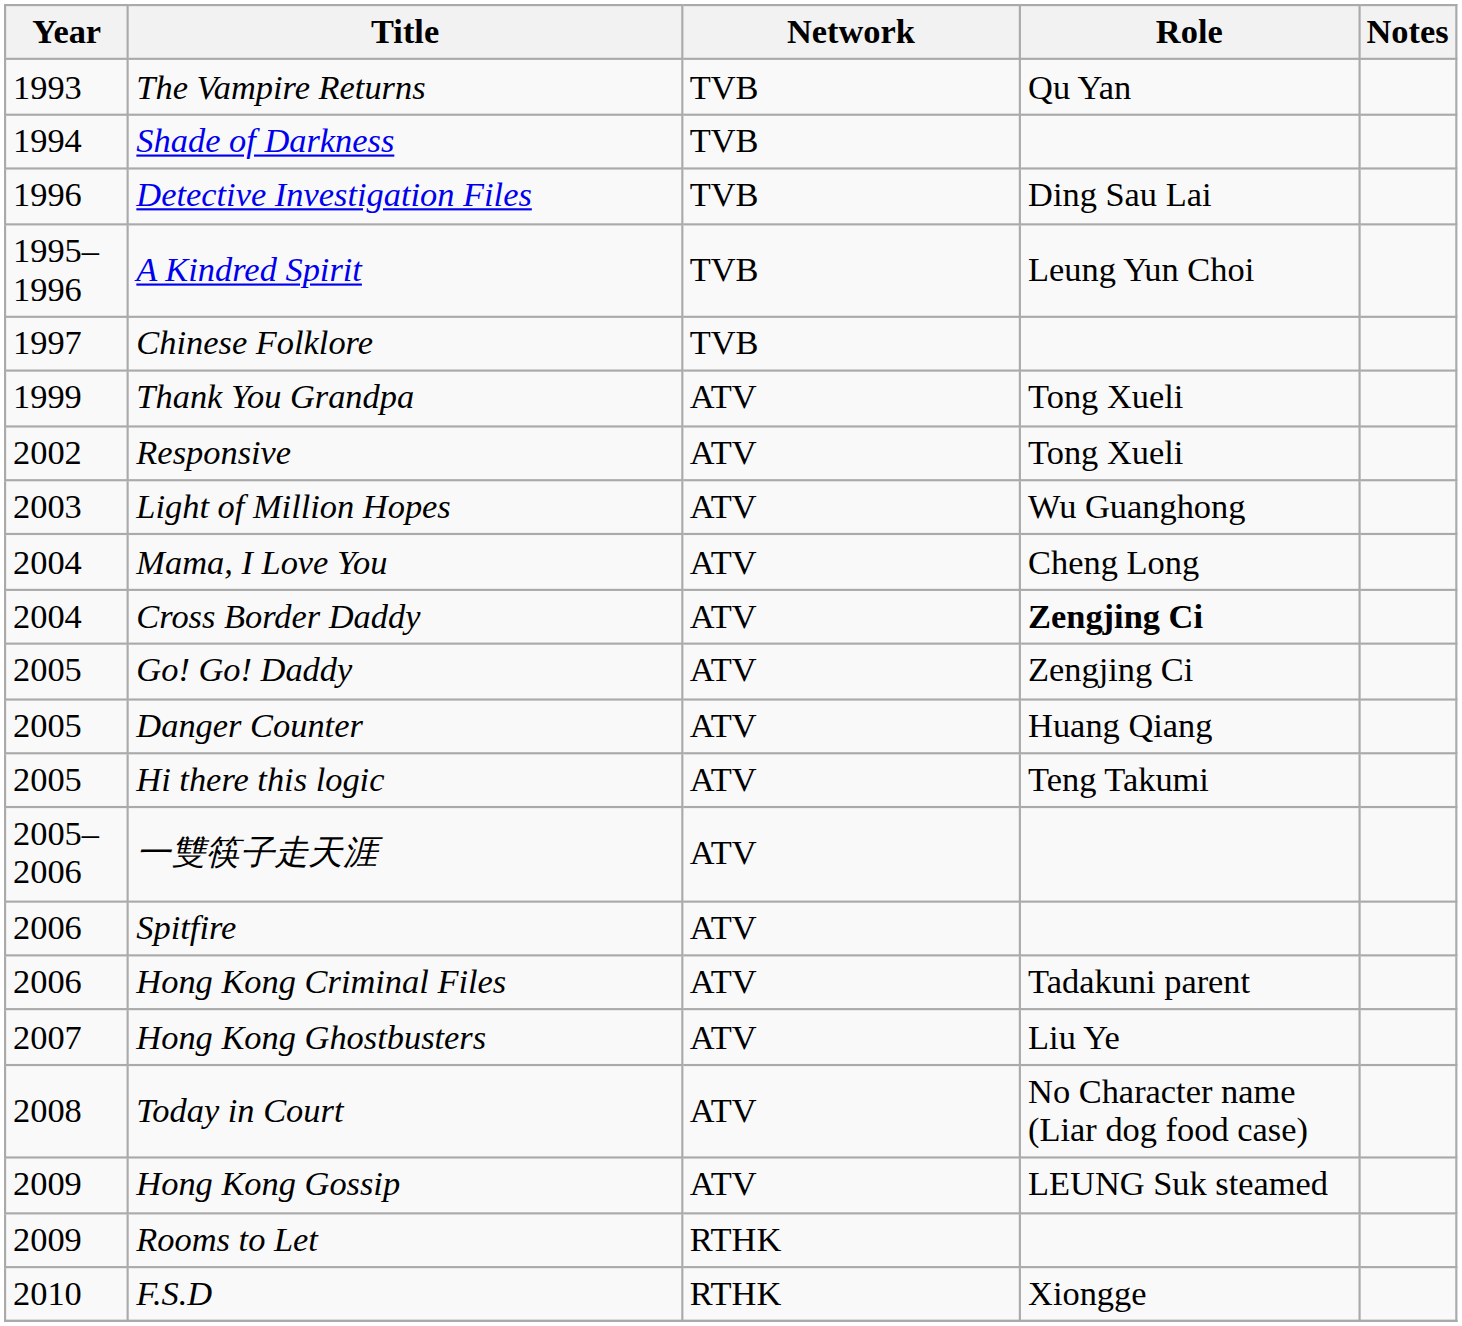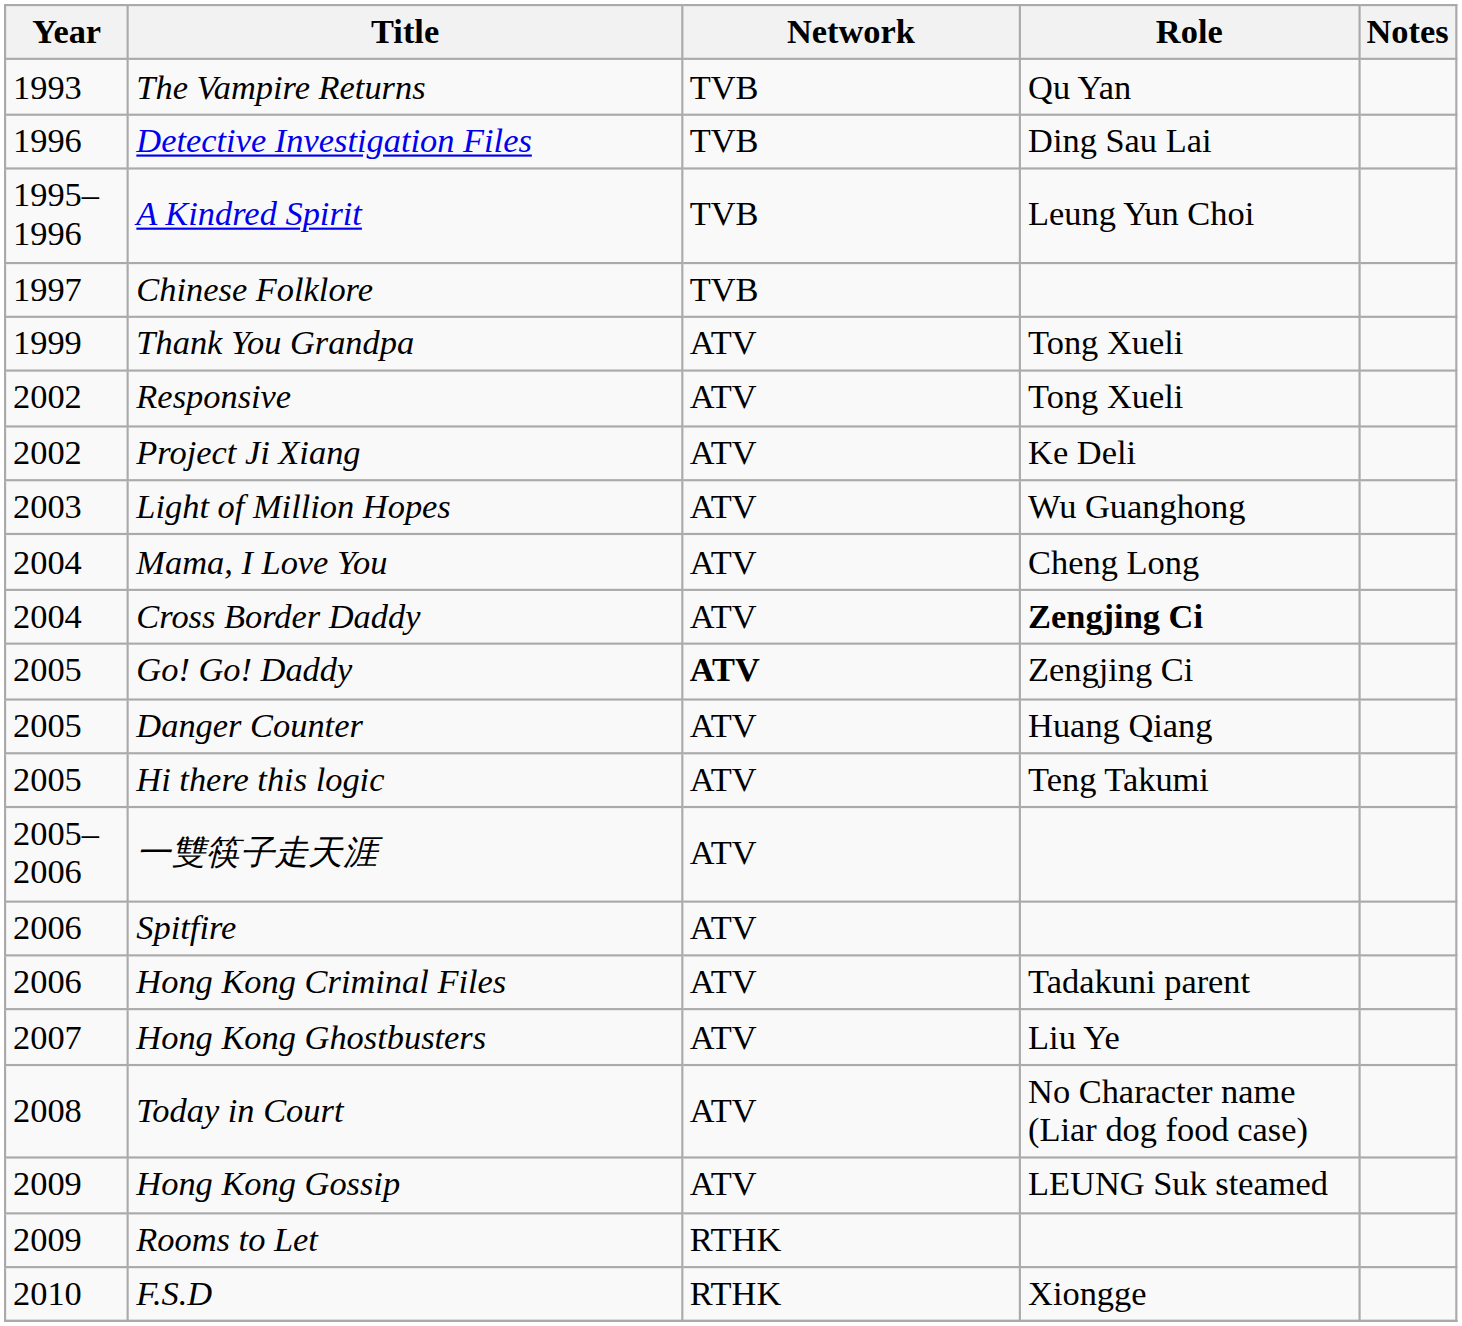- row: (265, 140)
+ row: (248, 452)
(723, 670) normal -> (725, 670) bold
